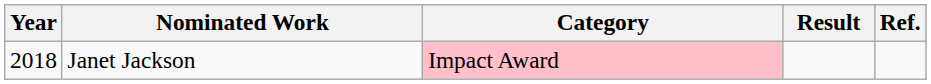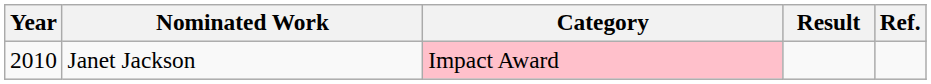(33, 60) 2018 -> (33, 60) 2010
